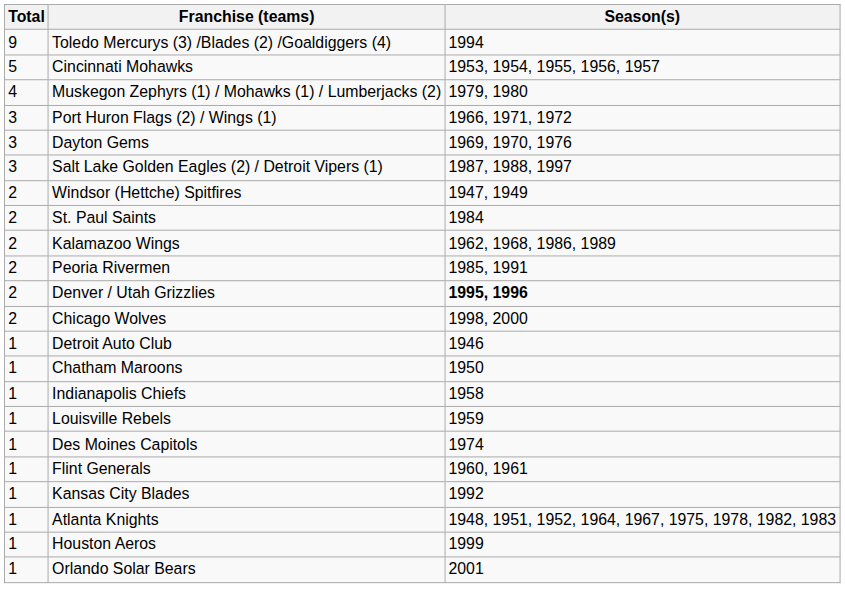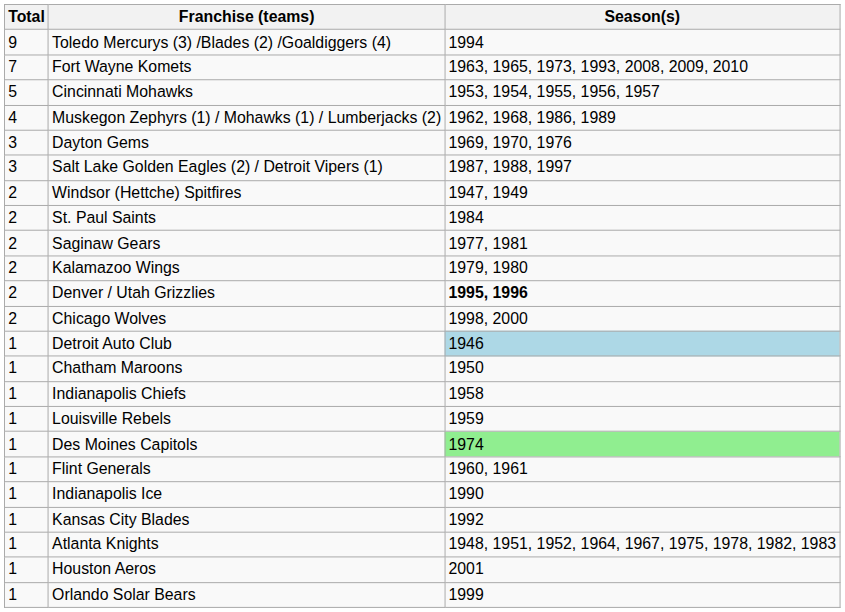+ row: (122, 67)
(488, 92) 1979, 1980 -> (532, 117) 1962, 1968, 1986, 1989
- row: (164, 117)
+ row: (106, 243)
(532, 243) 1962, 1968, 1986, 1989 -> (488, 268) 1979, 1980
- row: (111, 268)
(466, 343) no background -> (466, 343) lightblue background
(466, 444) no background -> (466, 444) lightgreen background
+ row: (107, 494)
(466, 544) 1999 -> (466, 569) 2001
(466, 569) 2001 -> (466, 594) 1999
